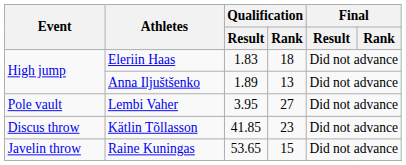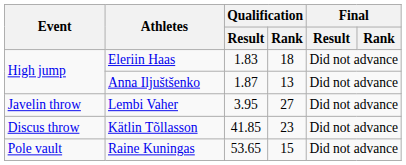(246, 83) 1.89 -> (246, 83) 1.87
(35, 105) Pole vault -> (44, 105) Javelin throw
(44, 150) Javelin throw -> (35, 150) Pole vault
